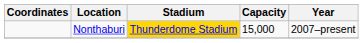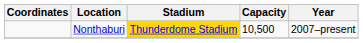(258, 29) 15,000 -> (258, 29) 10,500
